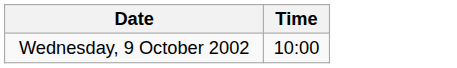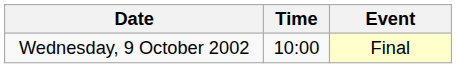+ column: (390, 18)
